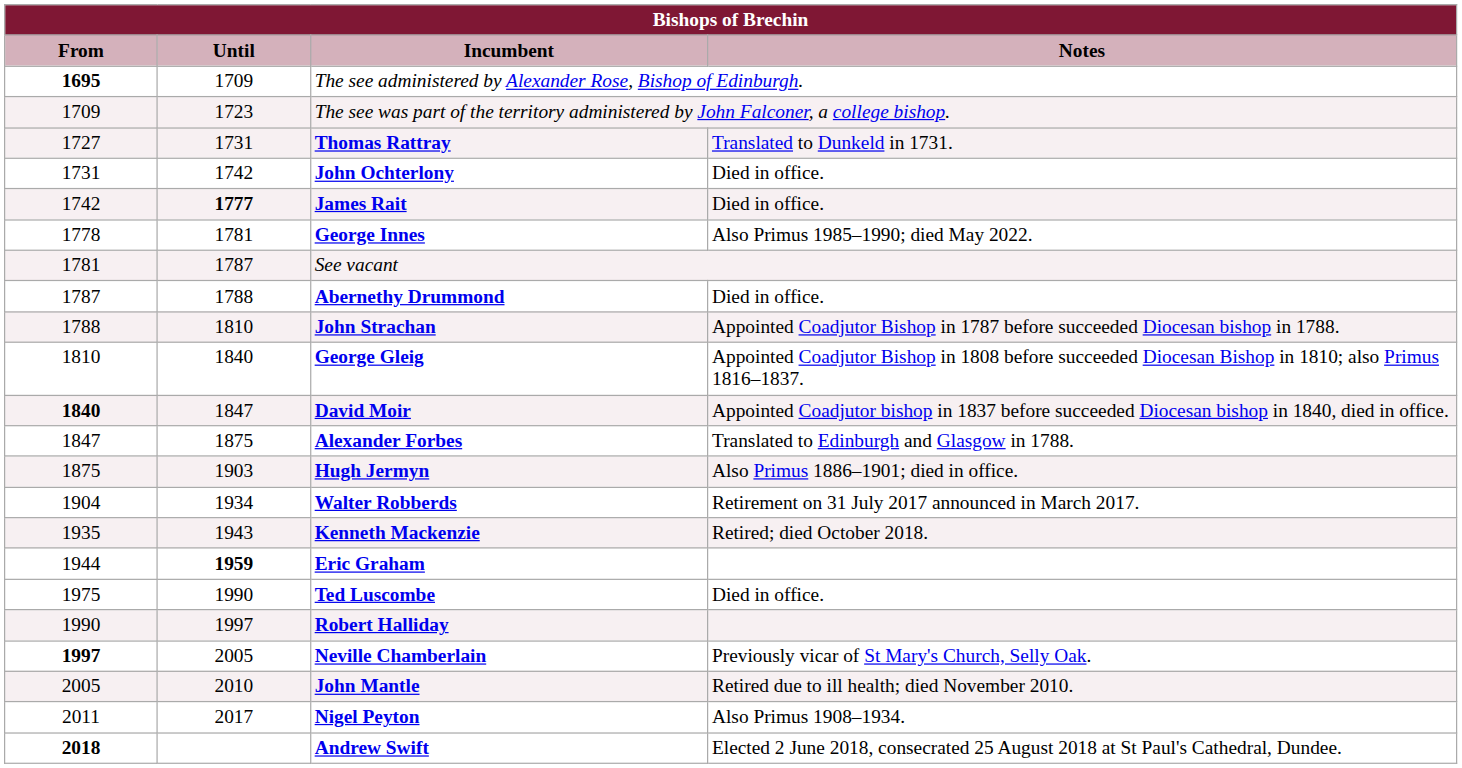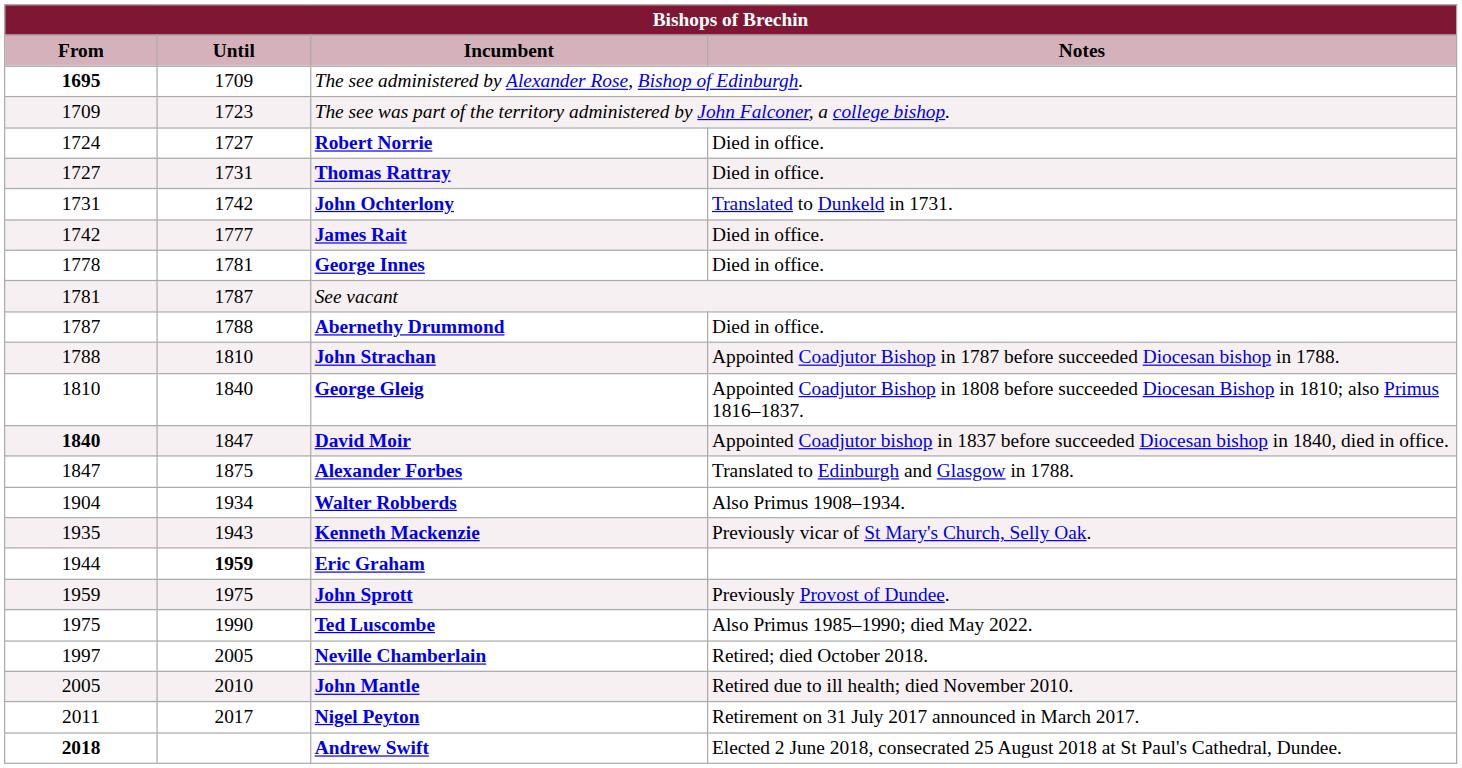+ row: (374, 142)
(832, 142) Translated to Dunkeld in 1731. -> (768, 173) Died in office.
(768, 173) Died in office. -> (832, 204) Translated to Dunkeld in 1731.
(234, 204) bold -> (234, 234) normal
(872, 234) Also Primus 1985–1990; died May 2022. -> (768, 265) Died in office.
- row: (372, 471)
(926, 502) Retirement on 31 July 2017 announced in March 2017. -> (809, 502) Also Primus 1908–1934.
(820, 532) Retired; died October 2018. -> (902, 532) Previously vicar of St Mary's Church, Selly Oak.
+ row: (364, 594)
(768, 594) Died in office. -> (872, 625) Also Primus 1985–1990; died May 2022.
- row: (382, 625)
(81, 655) bold -> (81, 655) normal
(902, 655) Previously vicar of St Mary's Church, Selly Oak. -> (820, 655) Retired; died October 2018.
(809, 717) Also Primus 1908–1934. -> (926, 717) Retirement on 31 July 2017 announced in March 2017.
